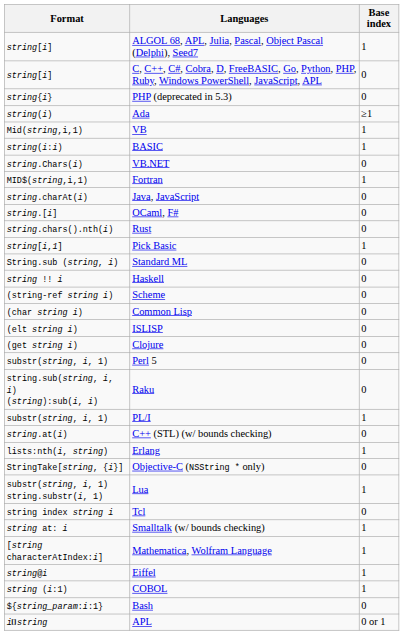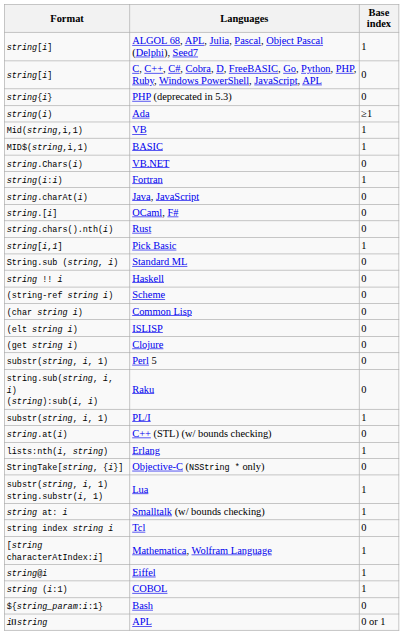(35, 148) string(i:i) -> (47, 148) MID$(string,i,1)
(47, 181) MID$(string,i,1) -> (35, 181) string(i:i)
rows swapped: (198, 528) <-> (139, 511)
